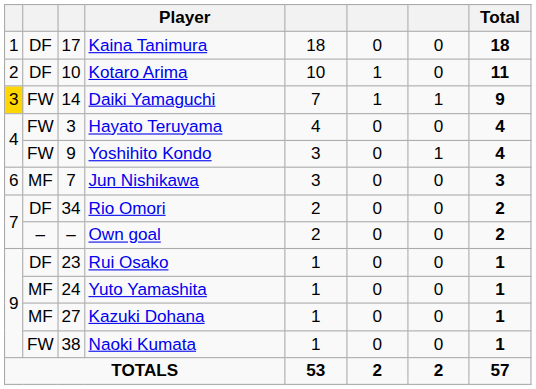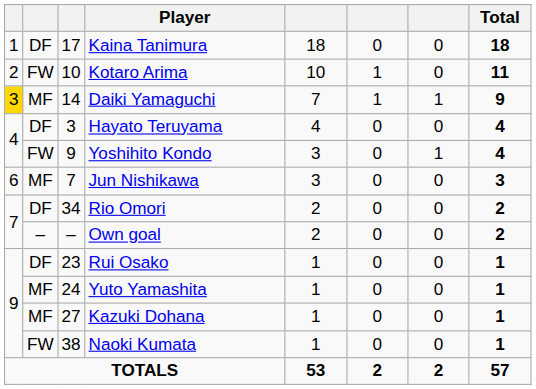(40, 72) DF -> (40, 72) FW
(40, 99) FW -> (40, 99) MF
(40, 126) FW -> (40, 126) DF
